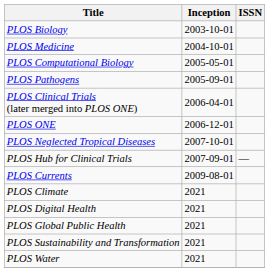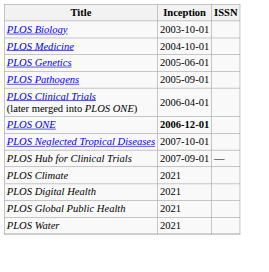- row: (70, 63)
+ row: (39, 63)
(209, 125) normal -> (185, 125) bold
- row: (39, 175)
- row: (93, 242)
